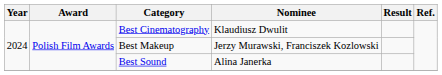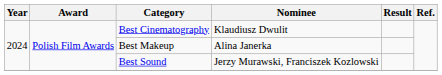(296, 45) Jerzy Murawski, Franciszek Kozlowski -> (243, 45) Alina Janerka
(243, 62) Alina Janerka -> (296, 62) Jerzy Murawski, Franciszek Kozlowski
